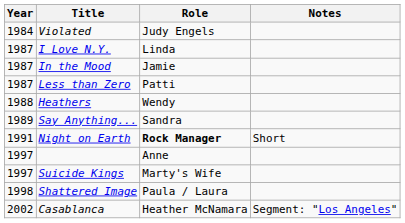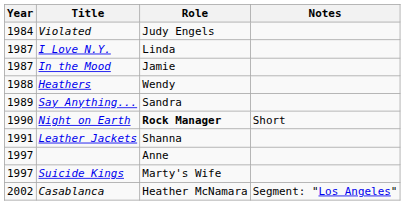- row: (85, 85)
(20, 138) 1991 -> (20, 120) 1990
+ row: (88, 138)
- row: (88, 191)
